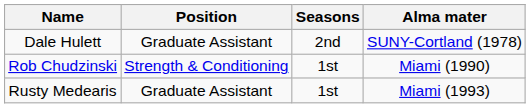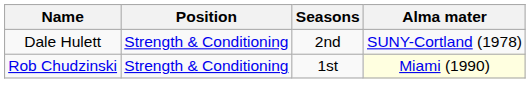(206, 42) Graduate Assistant -> (206, 42) Strength & Conditioning
(444, 66) no background -> (444, 66) lightyellow background
- row: (63, 91)
